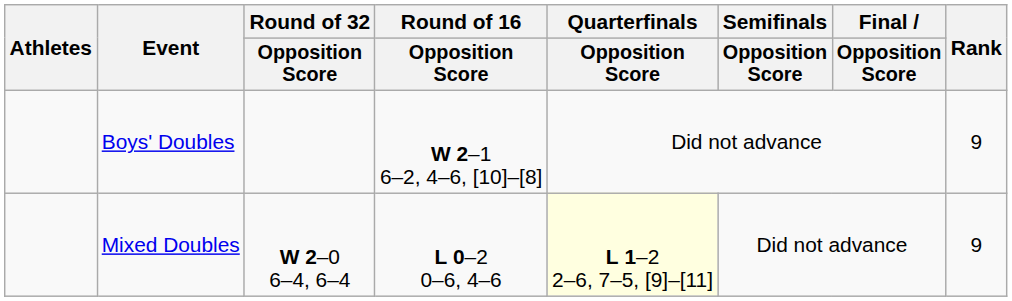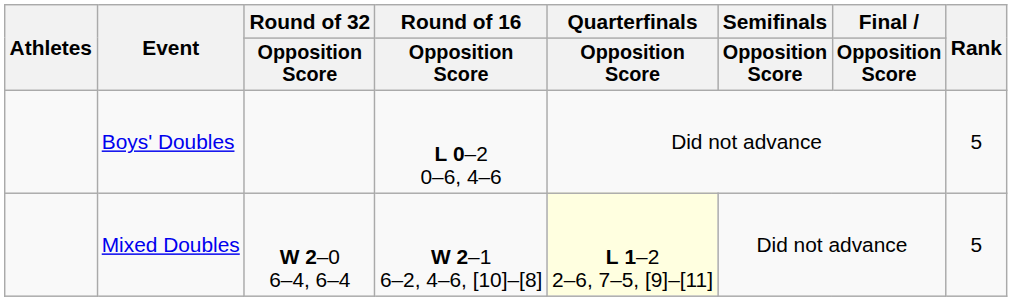(461, 165) W 2–1 6–2, 4–6, [10]–[8] -> (461, 165) L 0–2 0–6, 4–6
(976, 142) 9 -> (976, 142) 5
(461, 268) L 0–2 0–6, 4–6 -> (461, 268) W 2–1 6–2, 4–6, [10]–[8]
(976, 245) 9 -> (976, 245) 5
